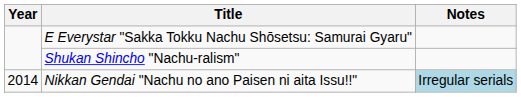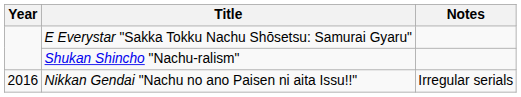(23, 80) 2014 -> (23, 80) 2016
(466, 80) lightblue background -> (466, 80) no background
